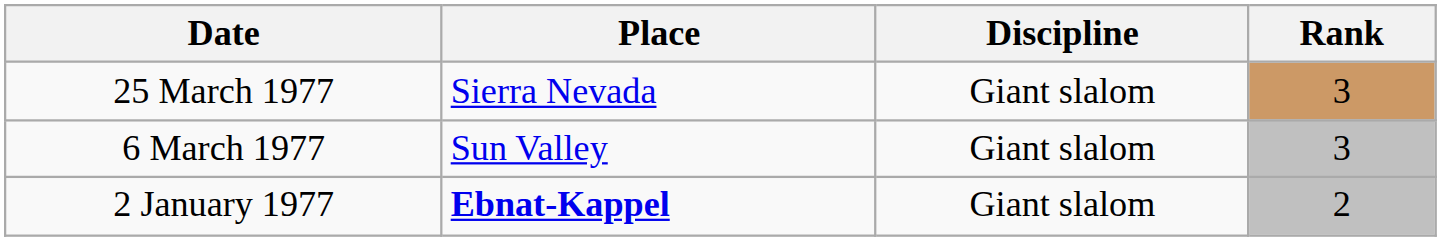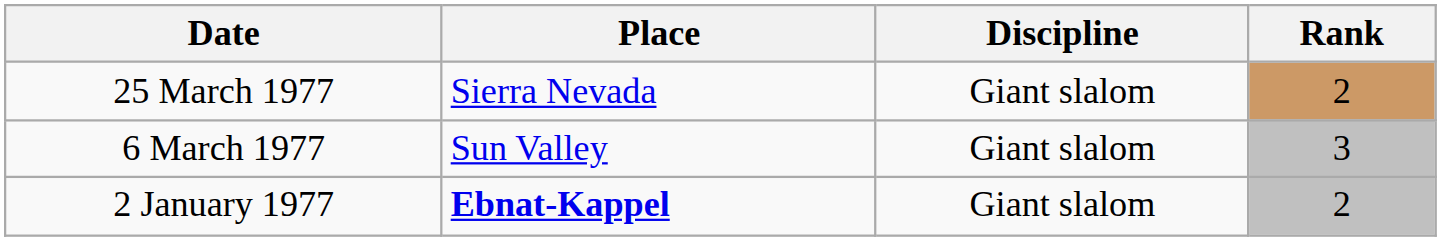(1342, 90) 3 -> (1342, 90) 2
